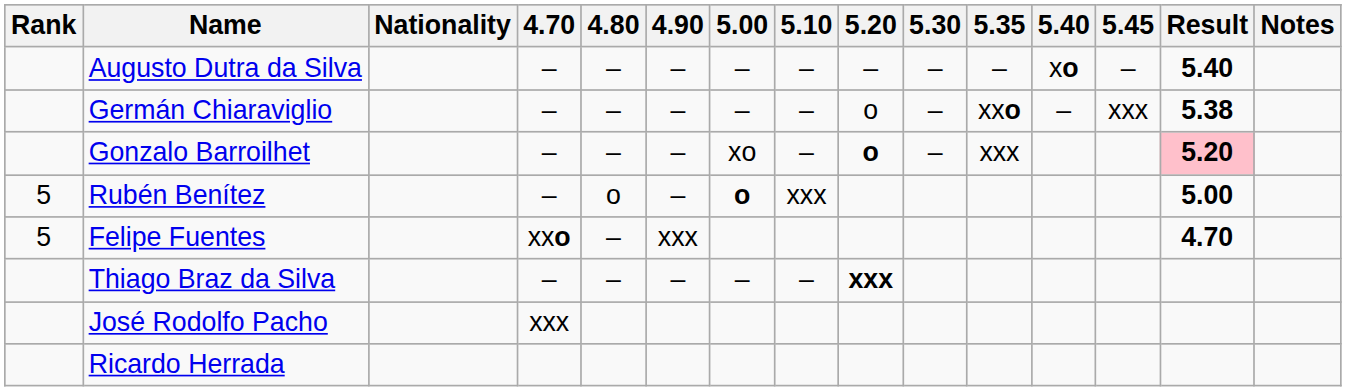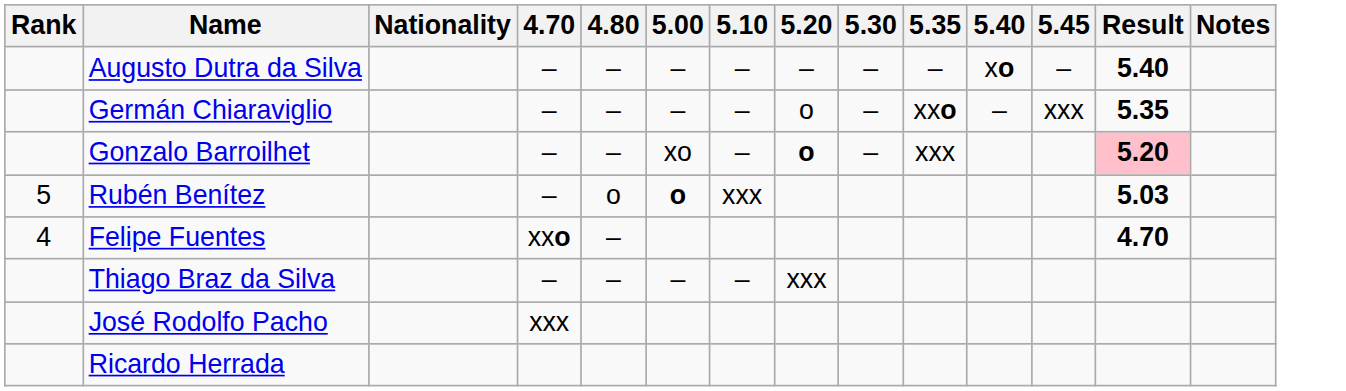- column: (678, 25)
(1207, 110) 5.38 -> (1143, 110) 5.35
(1207, 195) 5.00 -> (1143, 195) 5.03
(44, 237) 5 -> (44, 237) 4
(871, 279) bold -> (806, 279) normal
